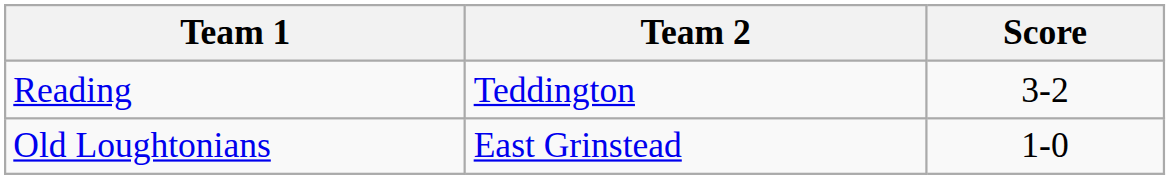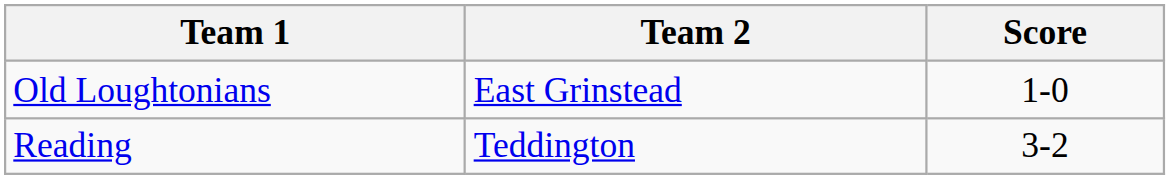rows swapped: (72, 88) <-> (142, 145)
